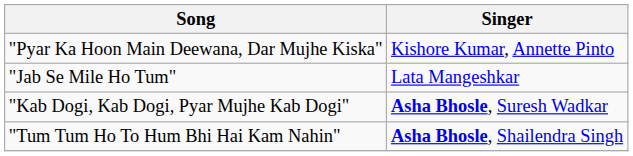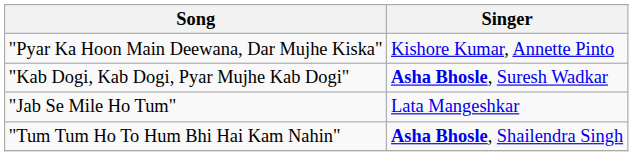rows swapped: (92, 77) <-> (179, 106)
